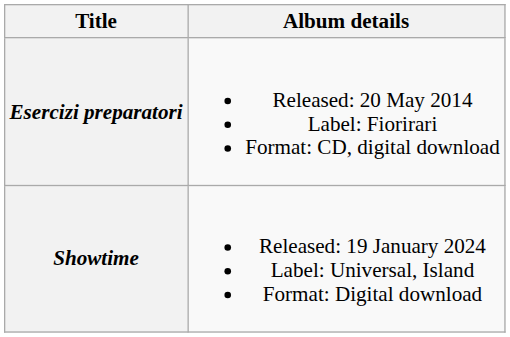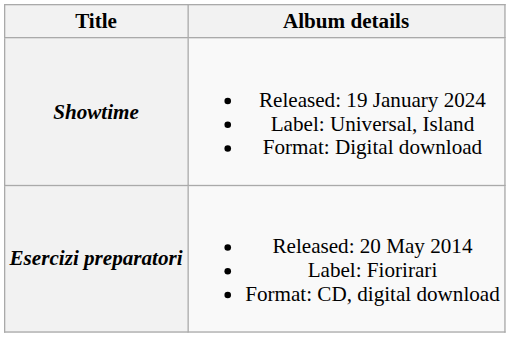rows swapped: (96, 111) <-> (96, 258)
